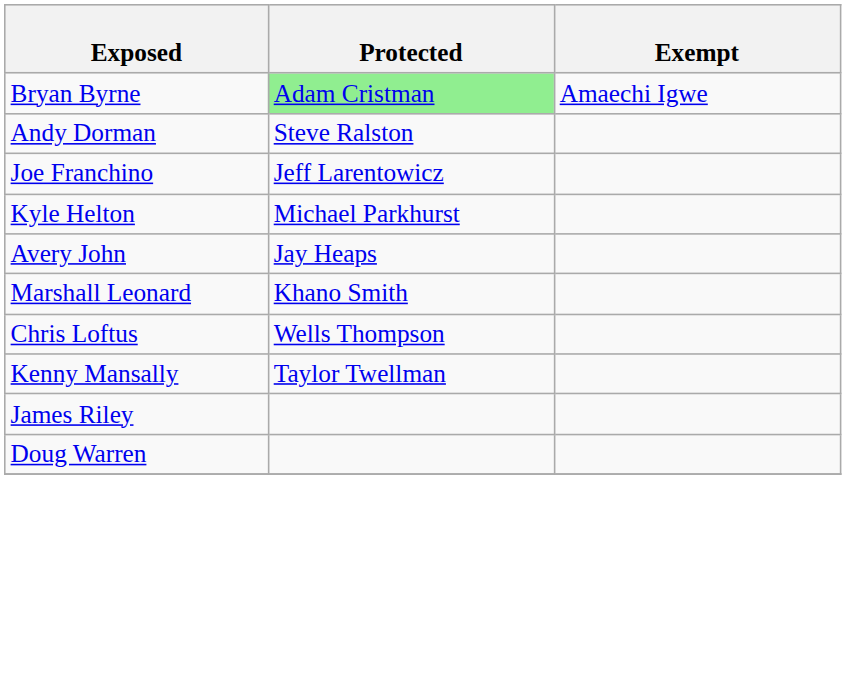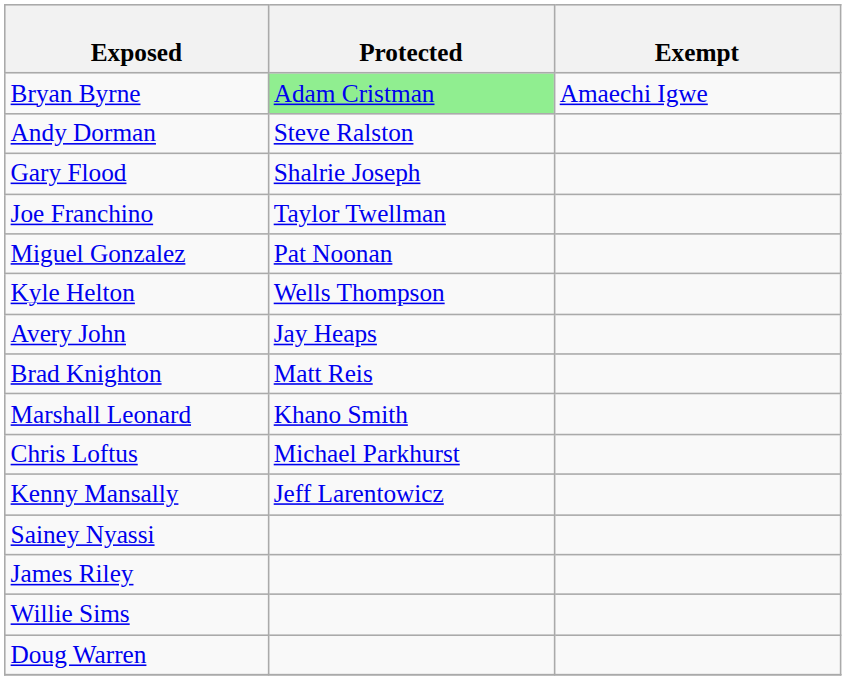+ row: (69, 173)
(359, 173) Jeff Larentowicz -> (360, 213) Taylor Twellman
+ row: (98, 253)
(367, 213) Michael Parkhurst -> (359, 293) Wells Thompson
+ row: (86, 373)
(359, 333) Wells Thompson -> (367, 453) Michael Parkhurst
(360, 373) Taylor Twellman -> (359, 494) Jeff Larentowicz
+ row: (83, 534)
+ row: (70, 614)
